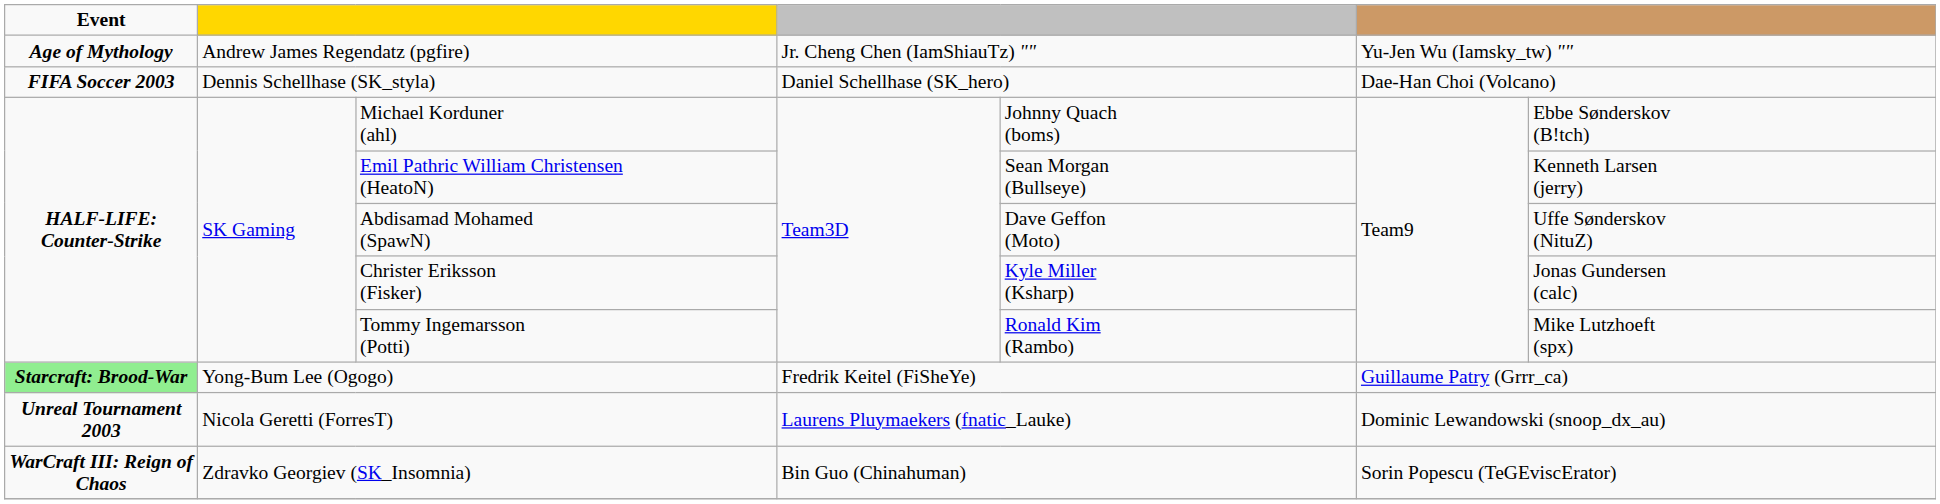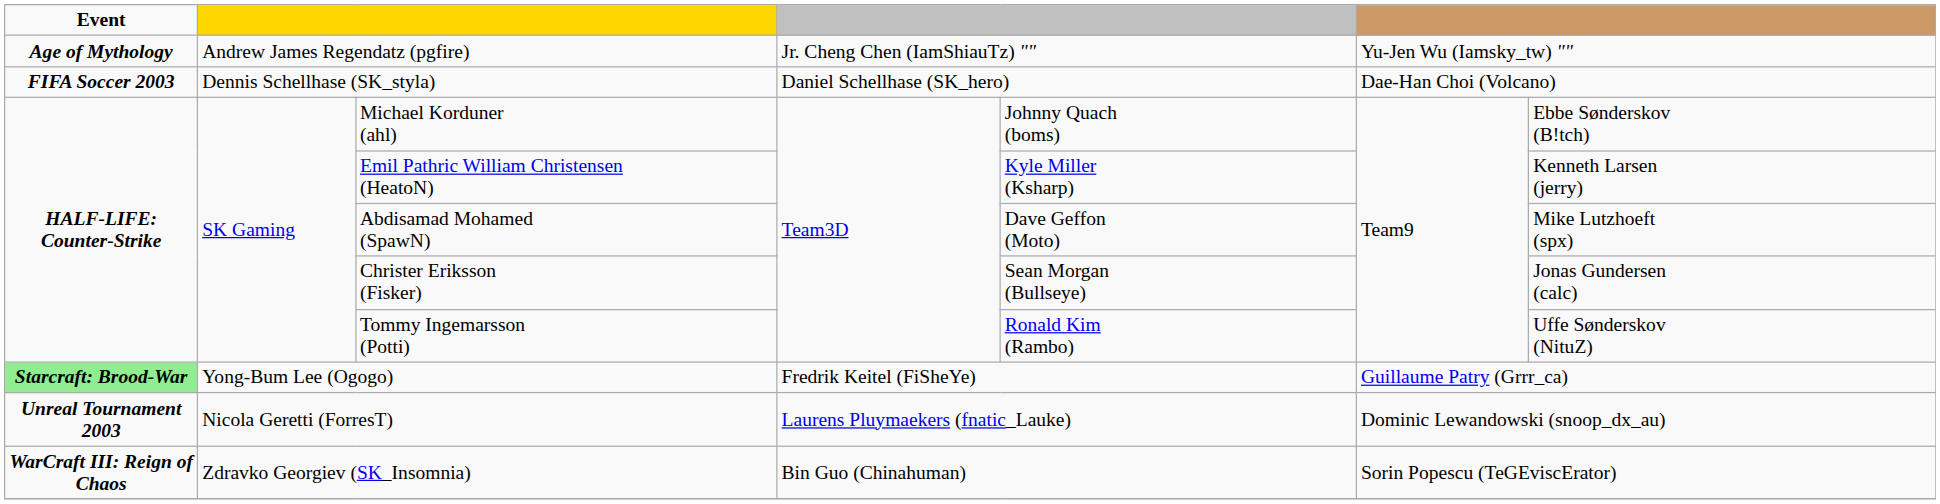(1057, 176) Sean Morgan (Bullseye) -> (1051, 176) Kyle Miller (Ksharp)
(1599, 229) Uffe Sønderskov (NituZ) -> (1594, 229) Mike Lutzhoeft (spx)
(1051, 282) Kyle Miller (Ksharp) -> (1057, 282) Sean Morgan (Bullseye)
(1594, 335) Mike Lutzhoeft (spx) -> (1599, 335) Uffe Sønderskov (NituZ)
